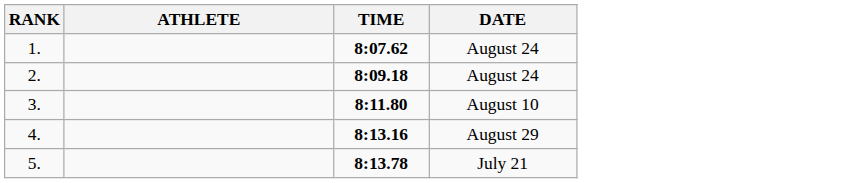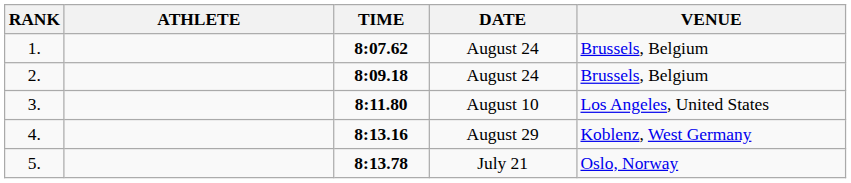+ column: (711, 19)
